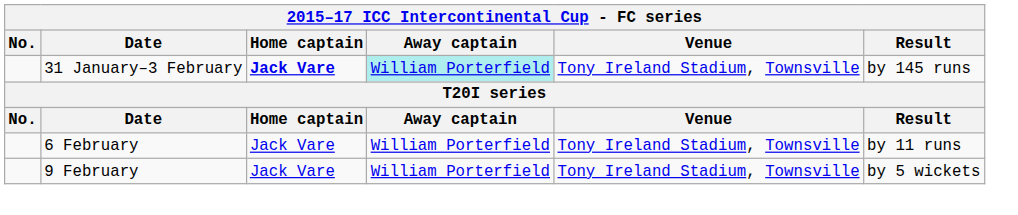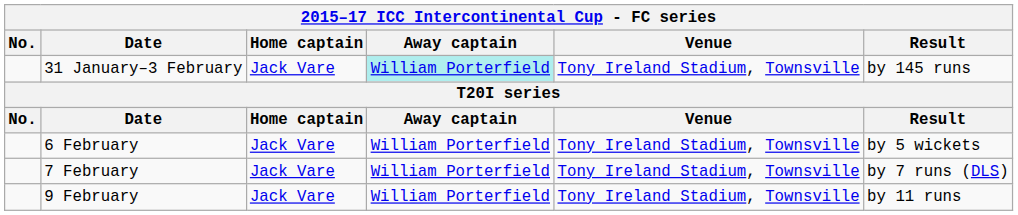(292, 69) bold -> (292, 69) normal
(914, 146) by 11 runs -> (924, 146) by 5 wickets
+ row: (91, 171)
(924, 171) by 5 wickets -> (914, 197) by 11 runs
